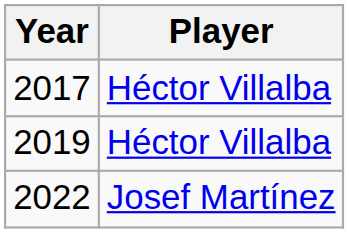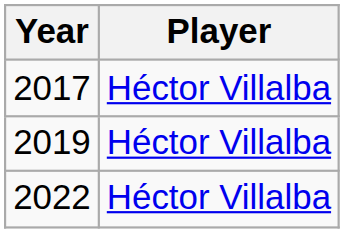(221, 198) Josef Martínez -> (219, 198) Héctor Villalba
